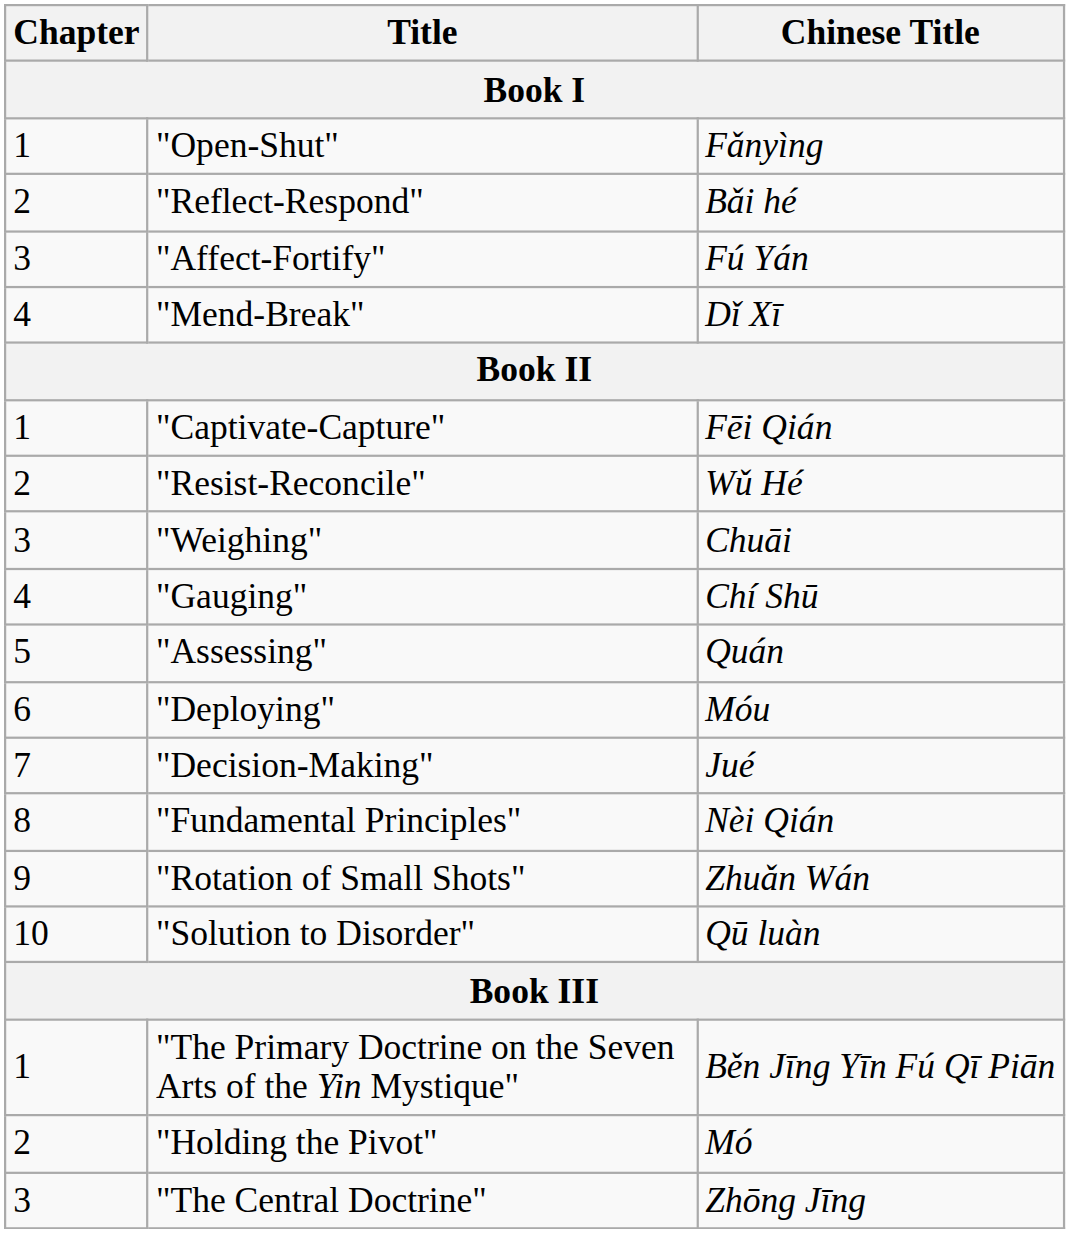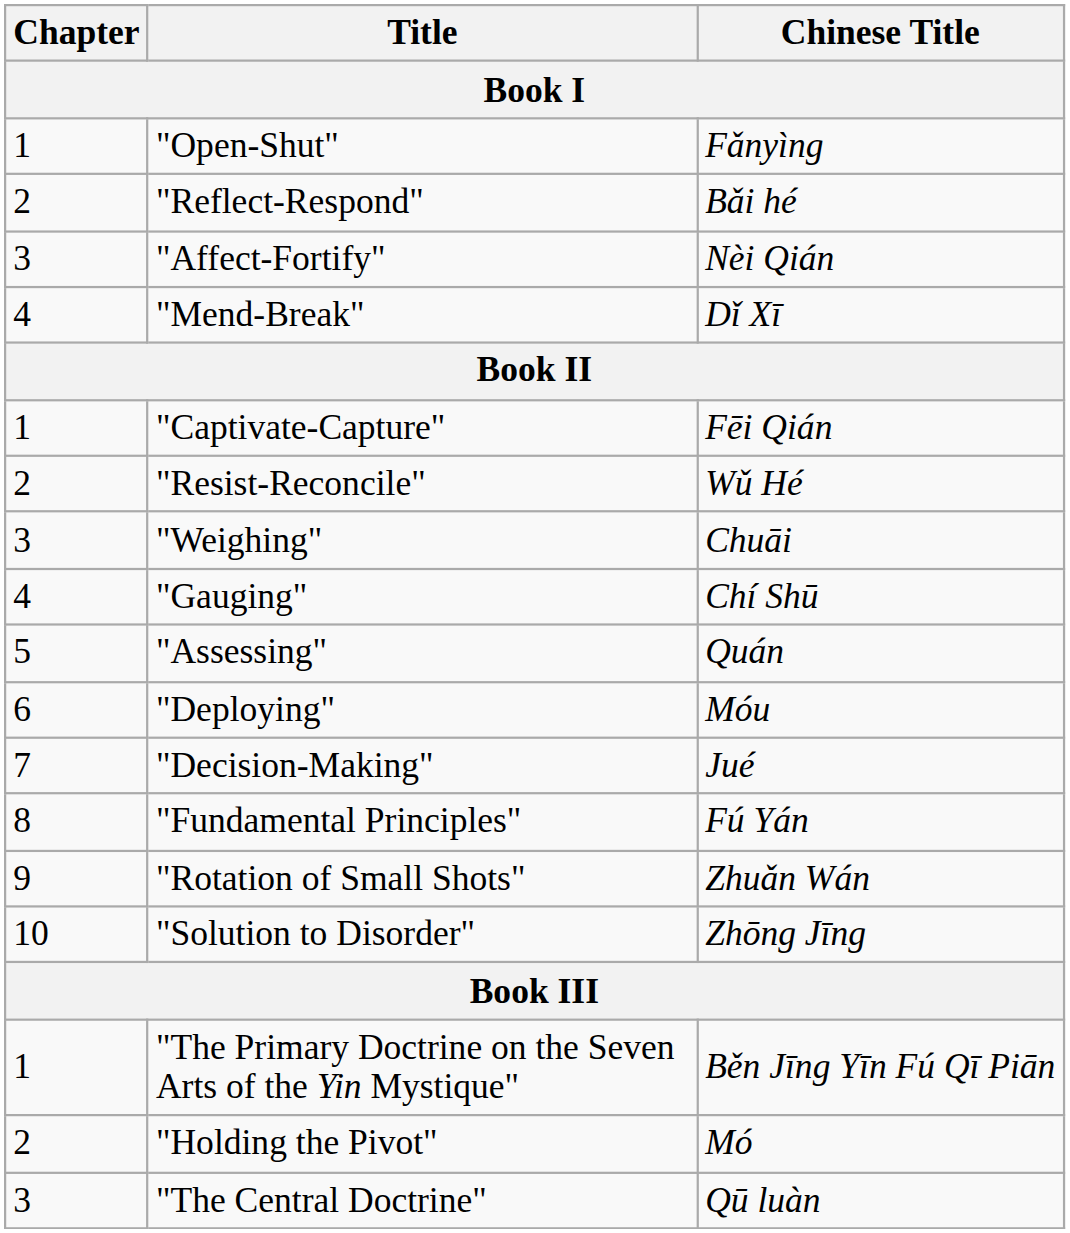(757, 257) Fú Yán -> (770, 257) Nèi Qián
(770, 821) Nèi Qián -> (757, 821) Fú Yán
(763, 933) Qū luàn -> (786, 933) Zhōng Jīng
(786, 1199) Zhōng Jīng -> (763, 1199) Qū luàn
